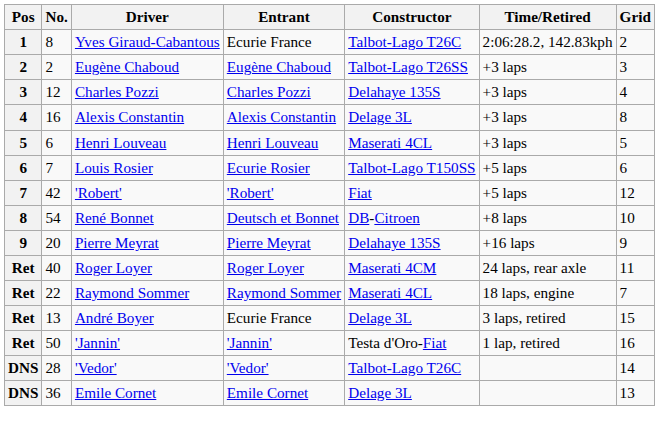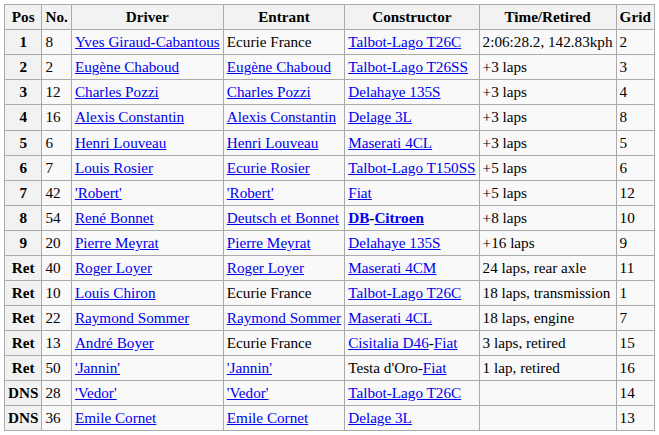(384, 217) normal -> (386, 217) bold
+ row: (115, 292)
(380, 317) Delage 3L -> (403, 343) Cisitalia D46-Fiat
